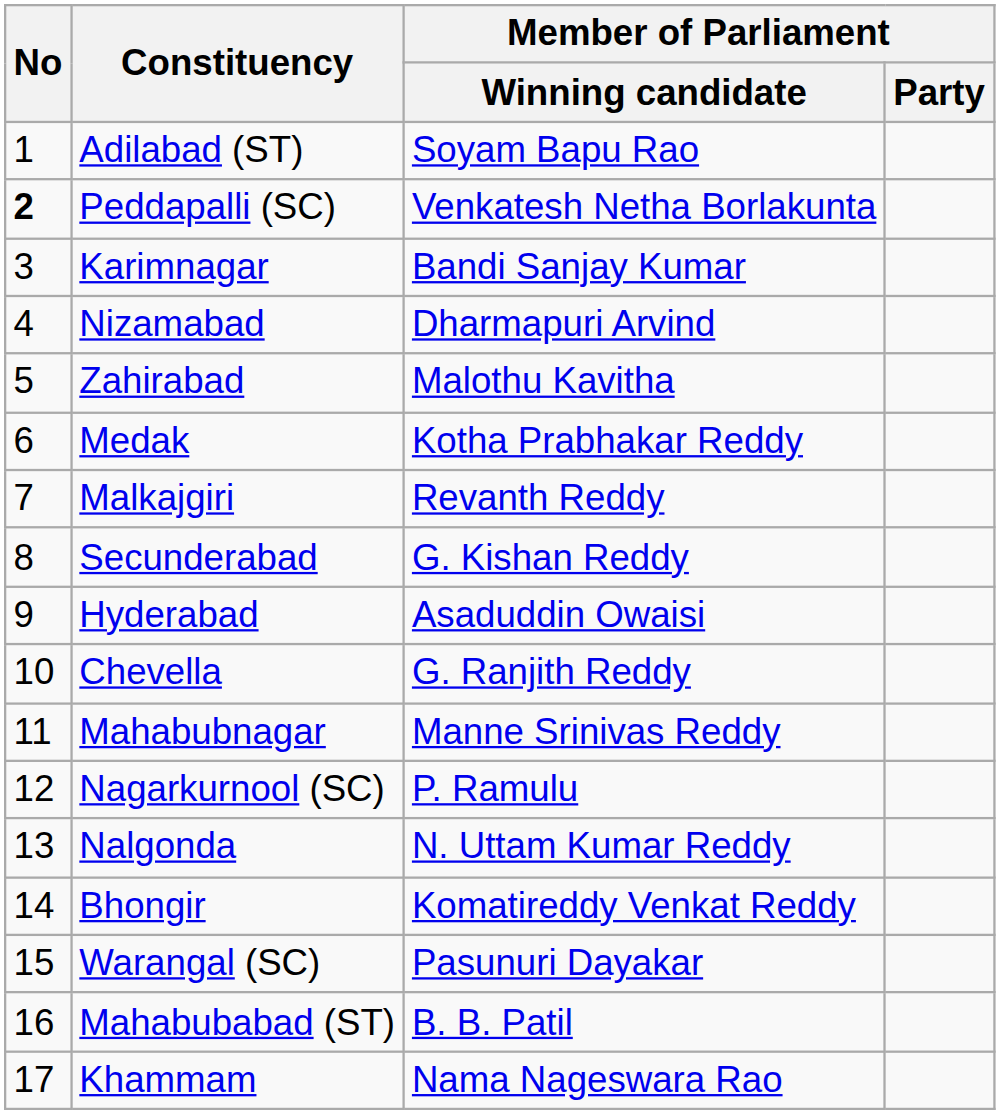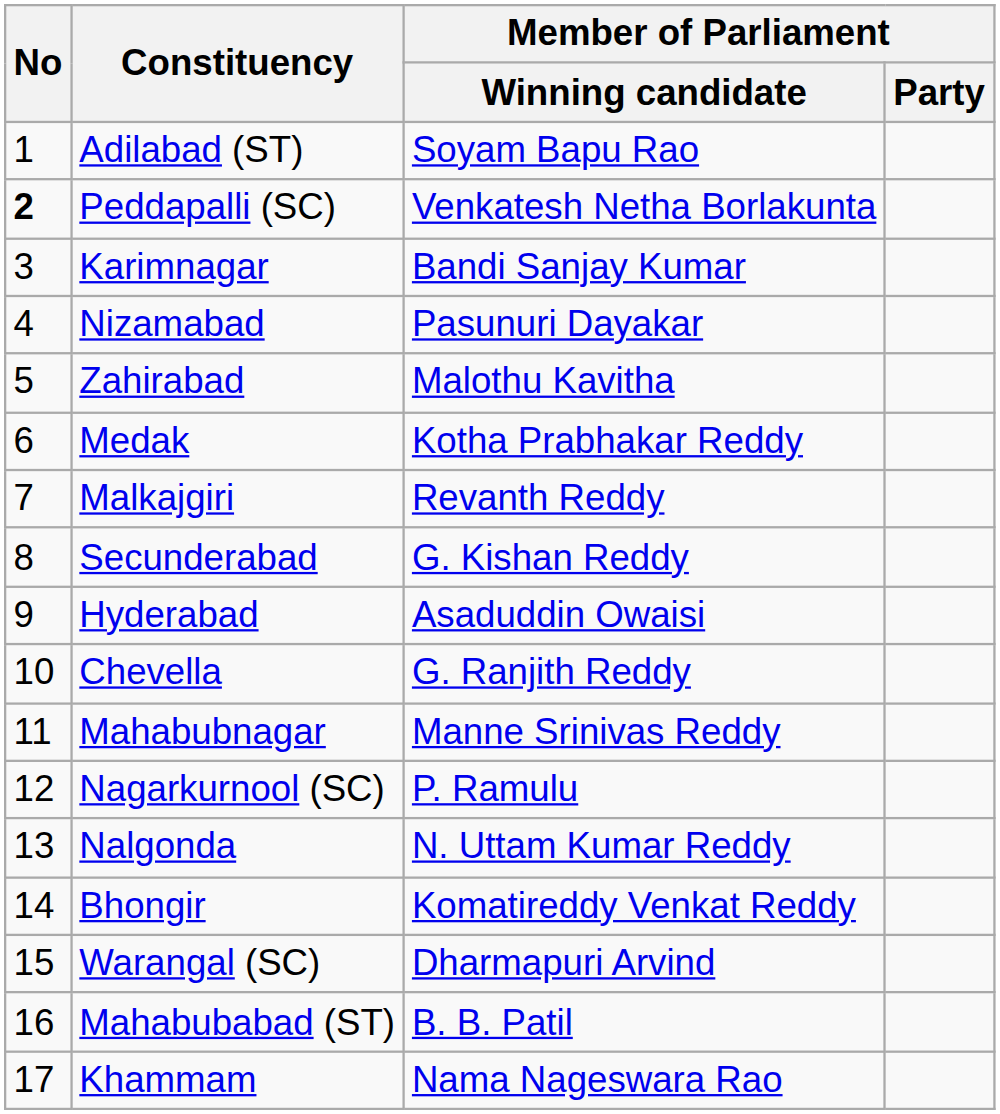(564, 324) Dharmapuri Arvind -> (558, 324) Pasunuri Dayakar
(558, 963) Pasunuri Dayakar -> (564, 963) Dharmapuri Arvind
